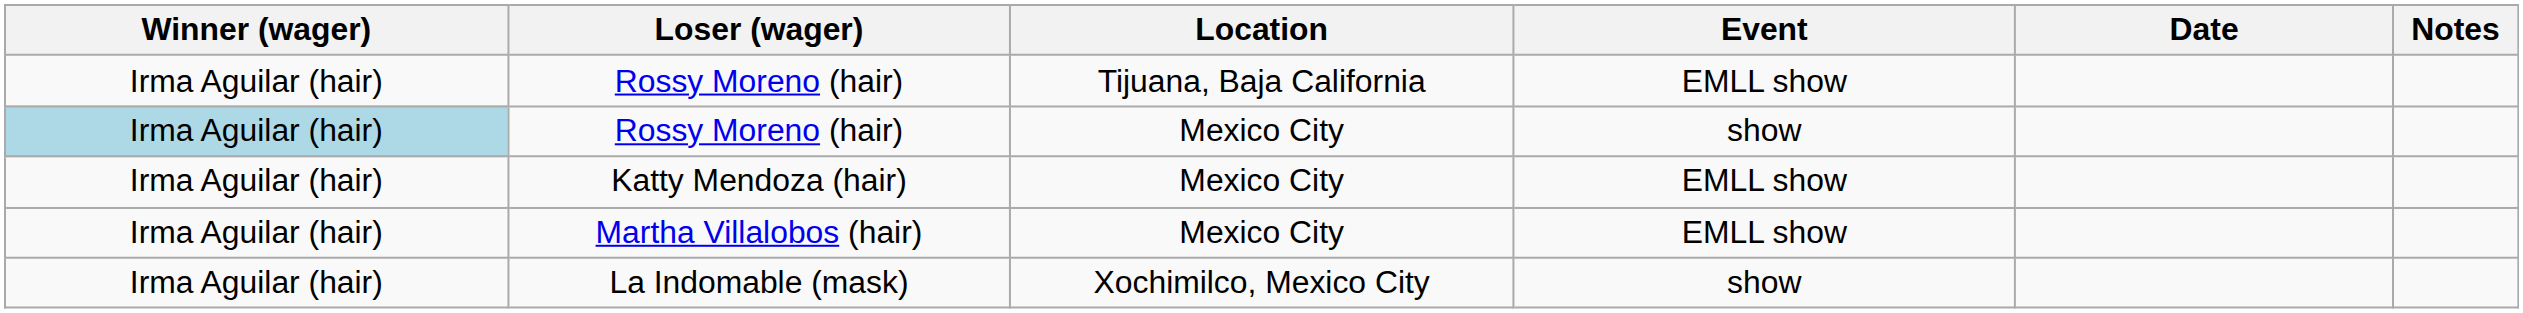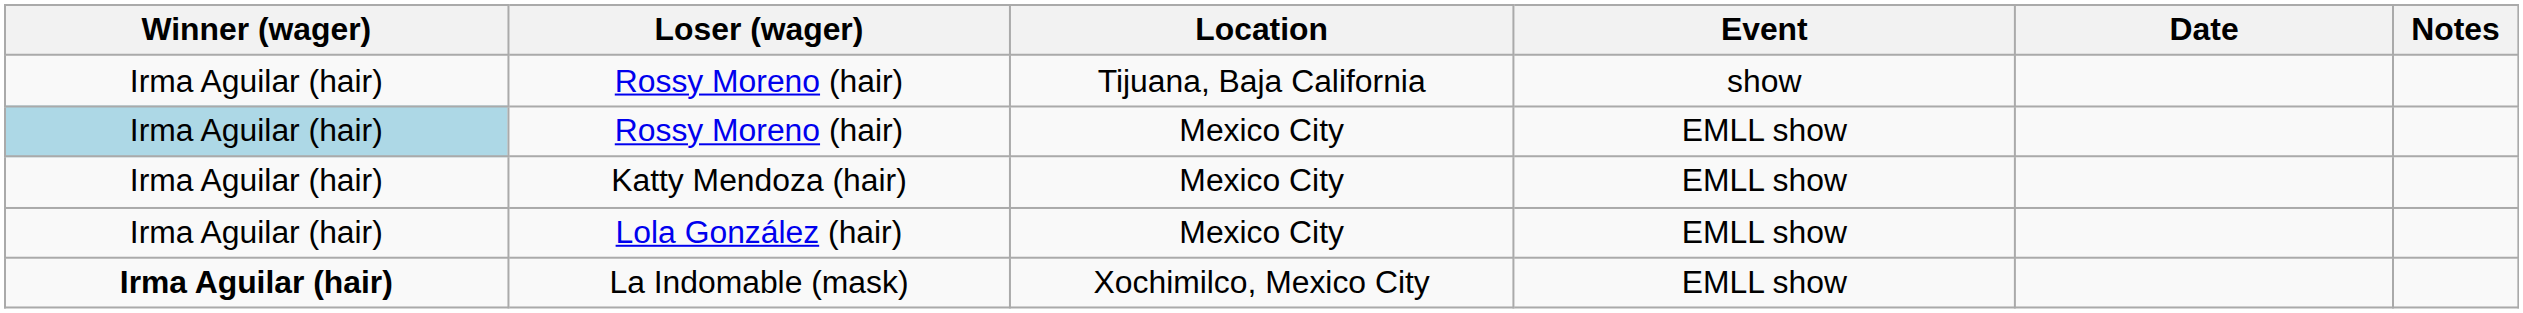(1764, 80) EMLL show -> (1764, 80) show
(1764, 130) show -> (1764, 130) EMLL show
- row: (759, 231)
+ row: (759, 231)
(256, 282) normal -> (256, 282) bold
(1764, 282) show -> (1764, 282) EMLL show
